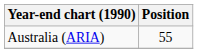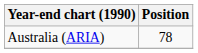(166, 37) 55 -> (166, 37) 78
